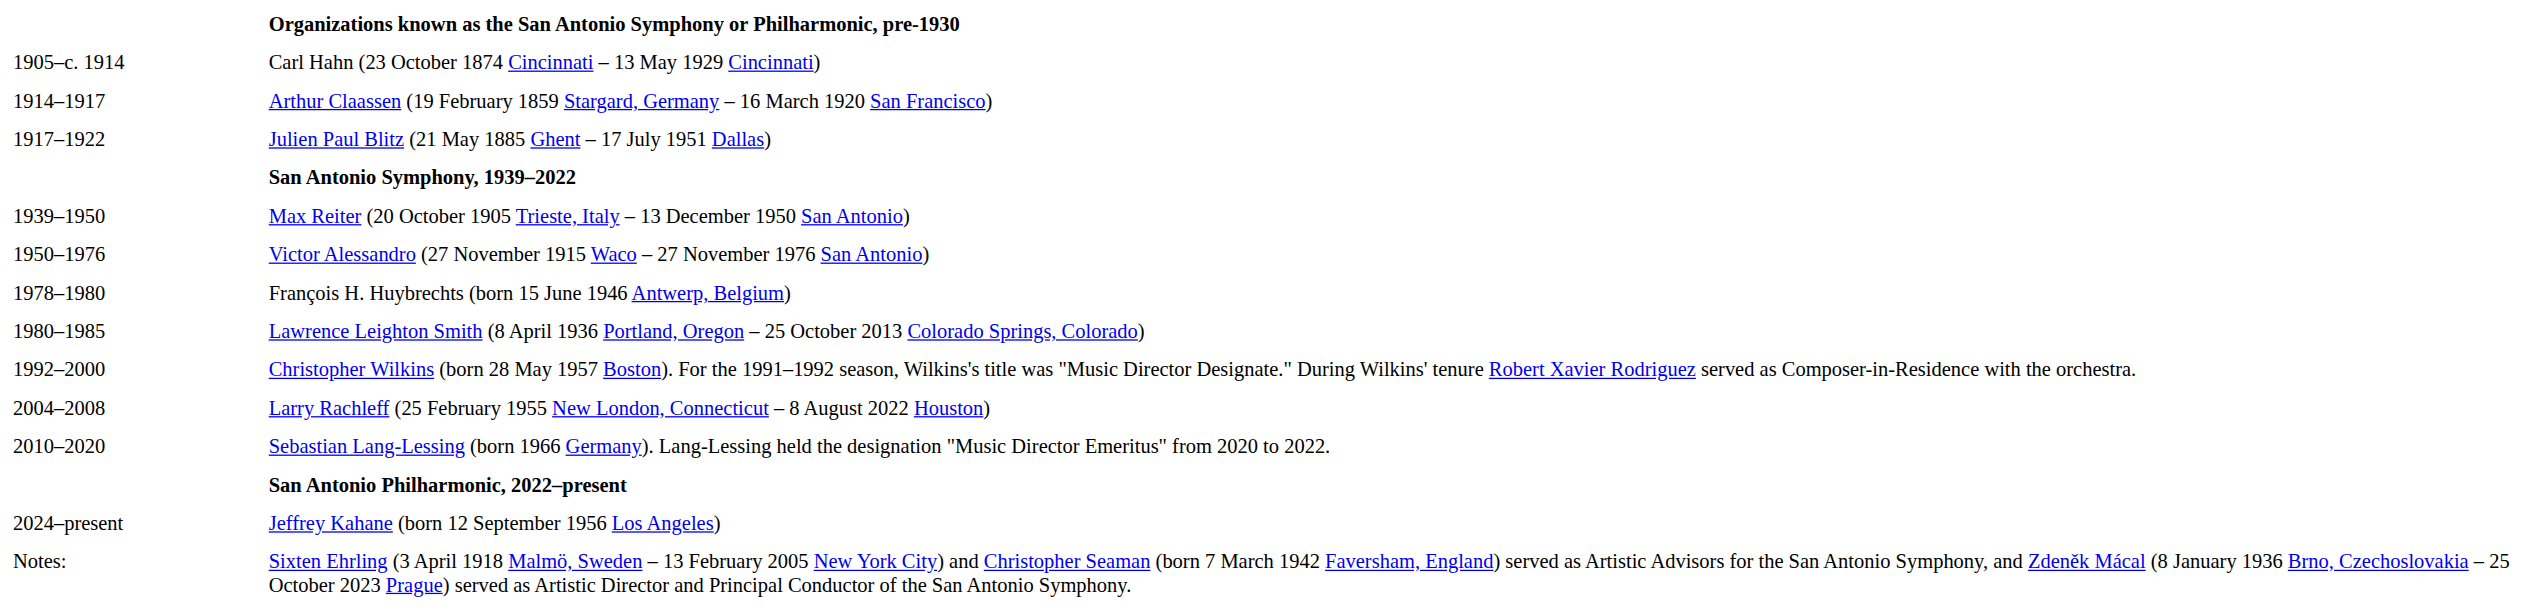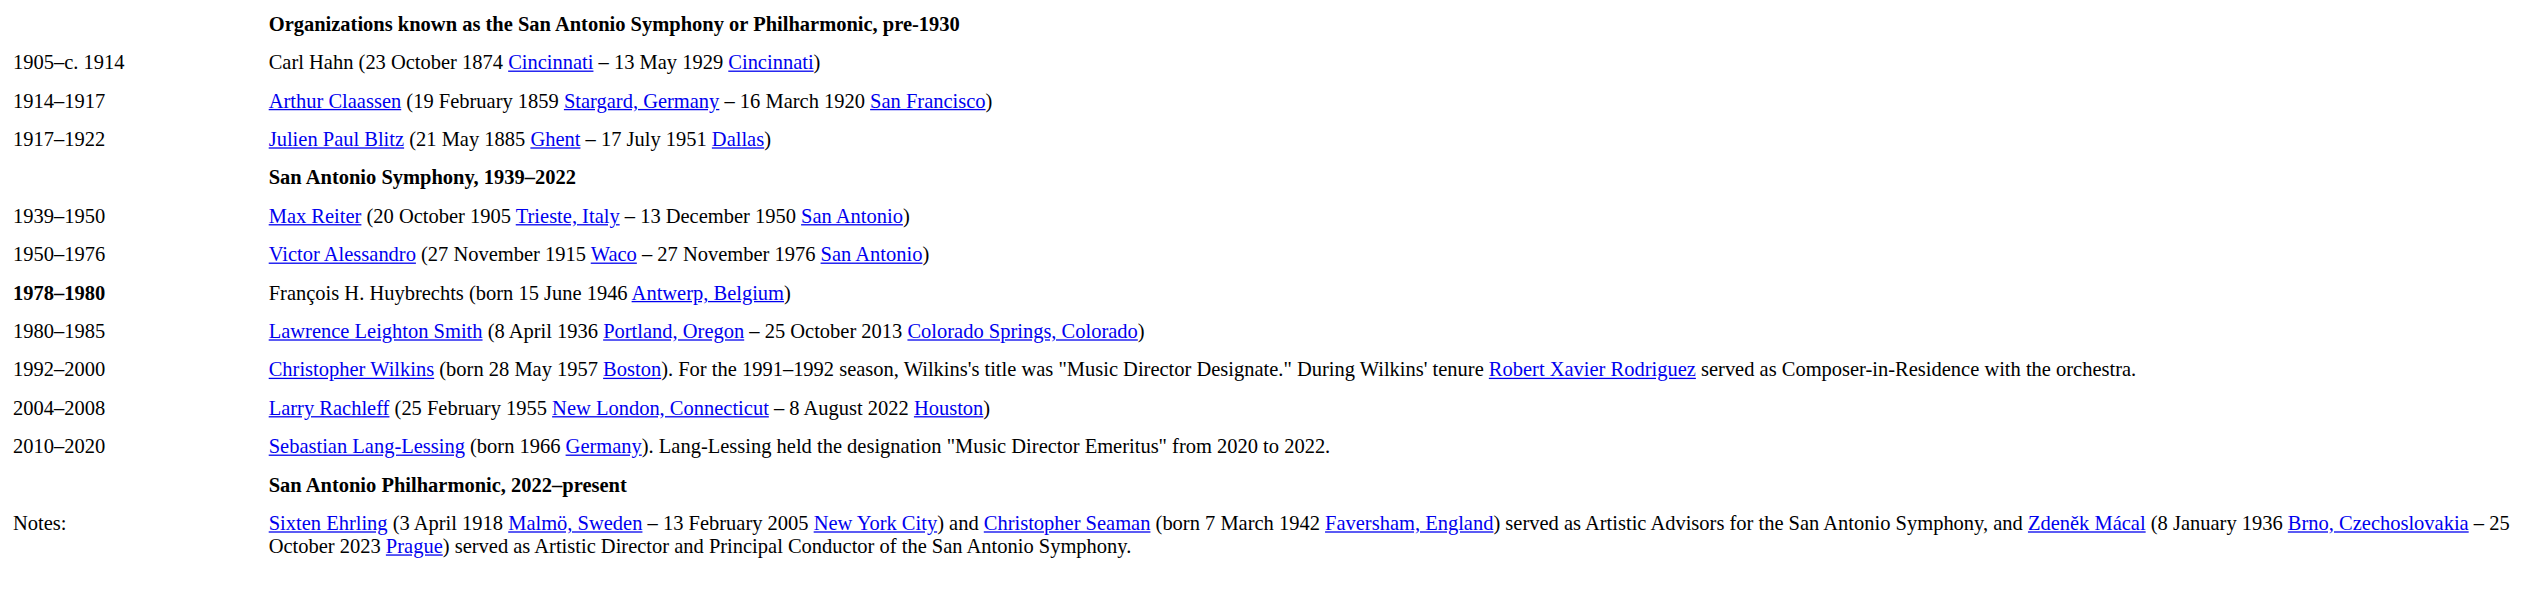(59, 293) normal -> (59, 293) bold
- row: (495, 523)
